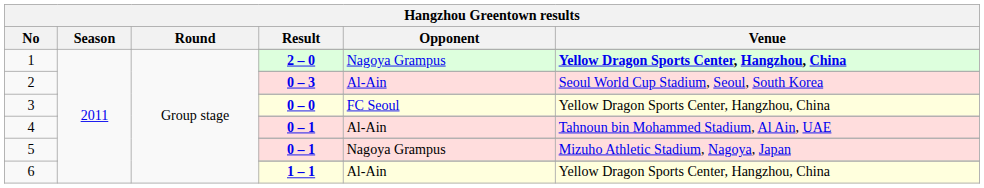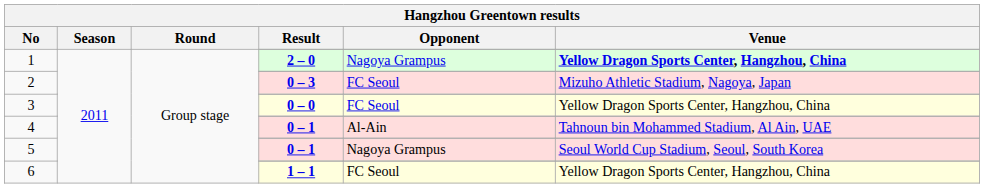(367, 82) Al-Ain -> (373, 82) FC Seoul
(691, 82) Seoul World Cup Stadium, Seoul, South Korea -> (675, 82) Mizuho Athletic Stadium, Nagoya, Japan
(675, 149) Mizuho Athletic Stadium, Nagoya, Japan -> (691, 149) Seoul World Cup Stadium, Seoul, South Korea
(367, 171) Al-Ain -> (373, 171) FC Seoul
